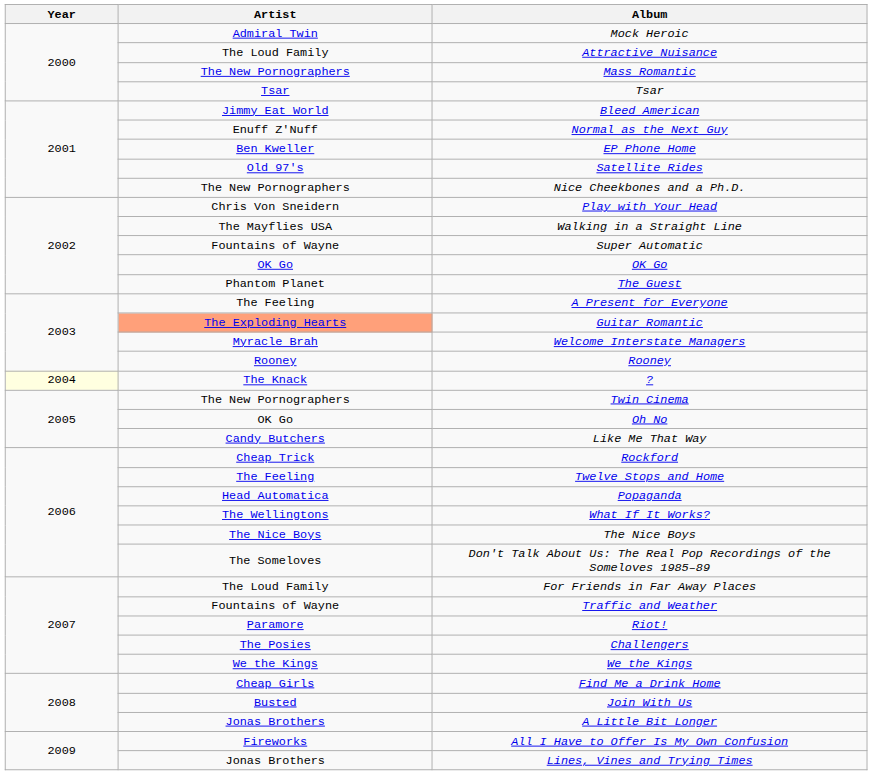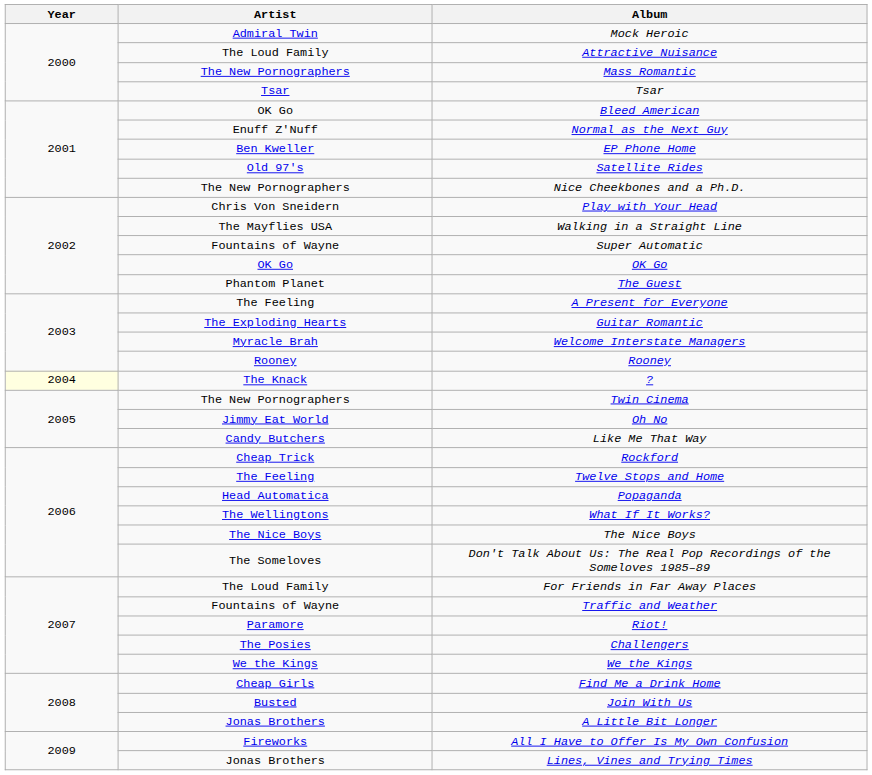(275, 110) Jimmy Eat World -> (275, 110) OK Go
(275, 323) lightsalmon background -> (275, 323) no background
(275, 419) OK Go -> (275, 419) Jimmy Eat World
